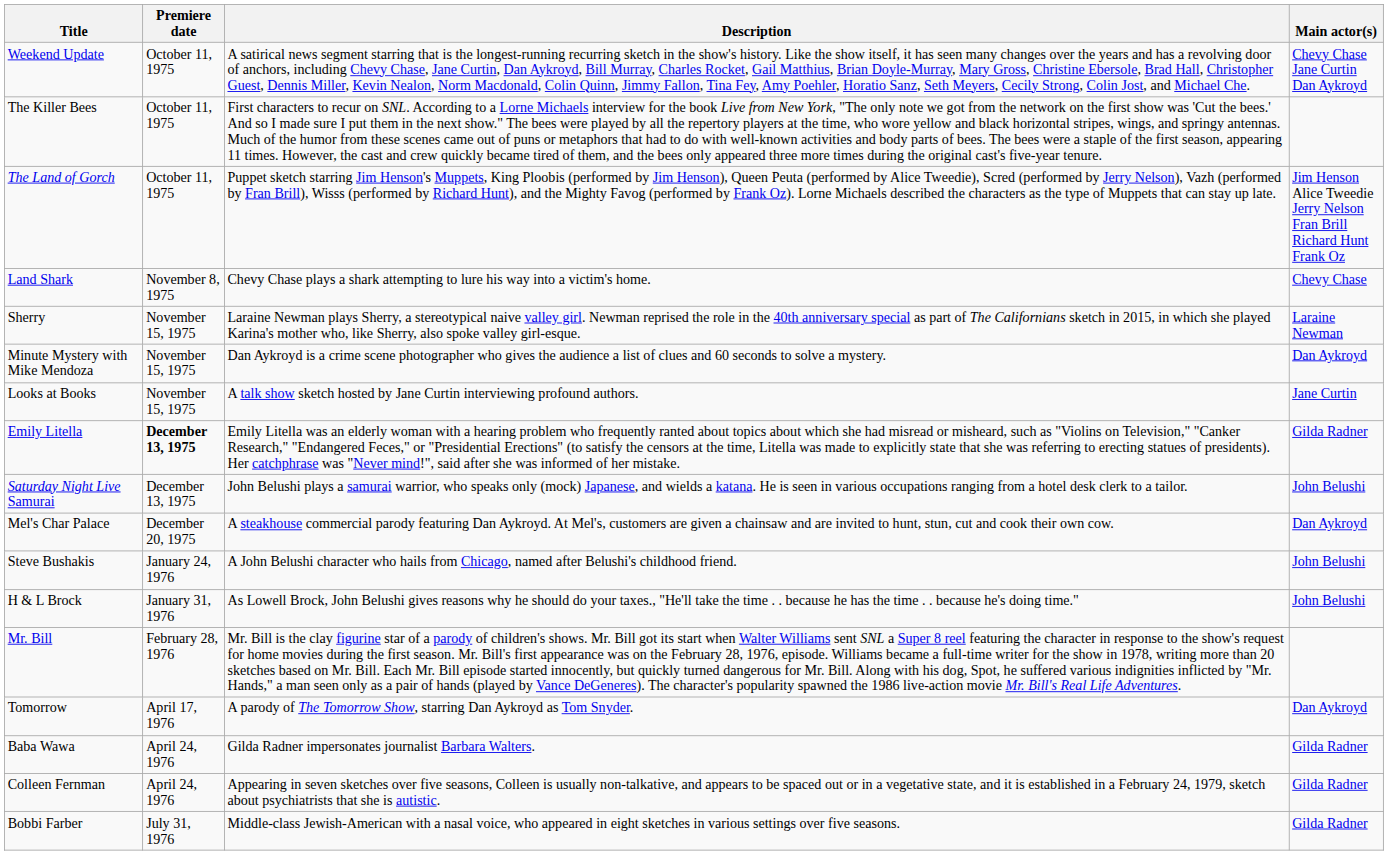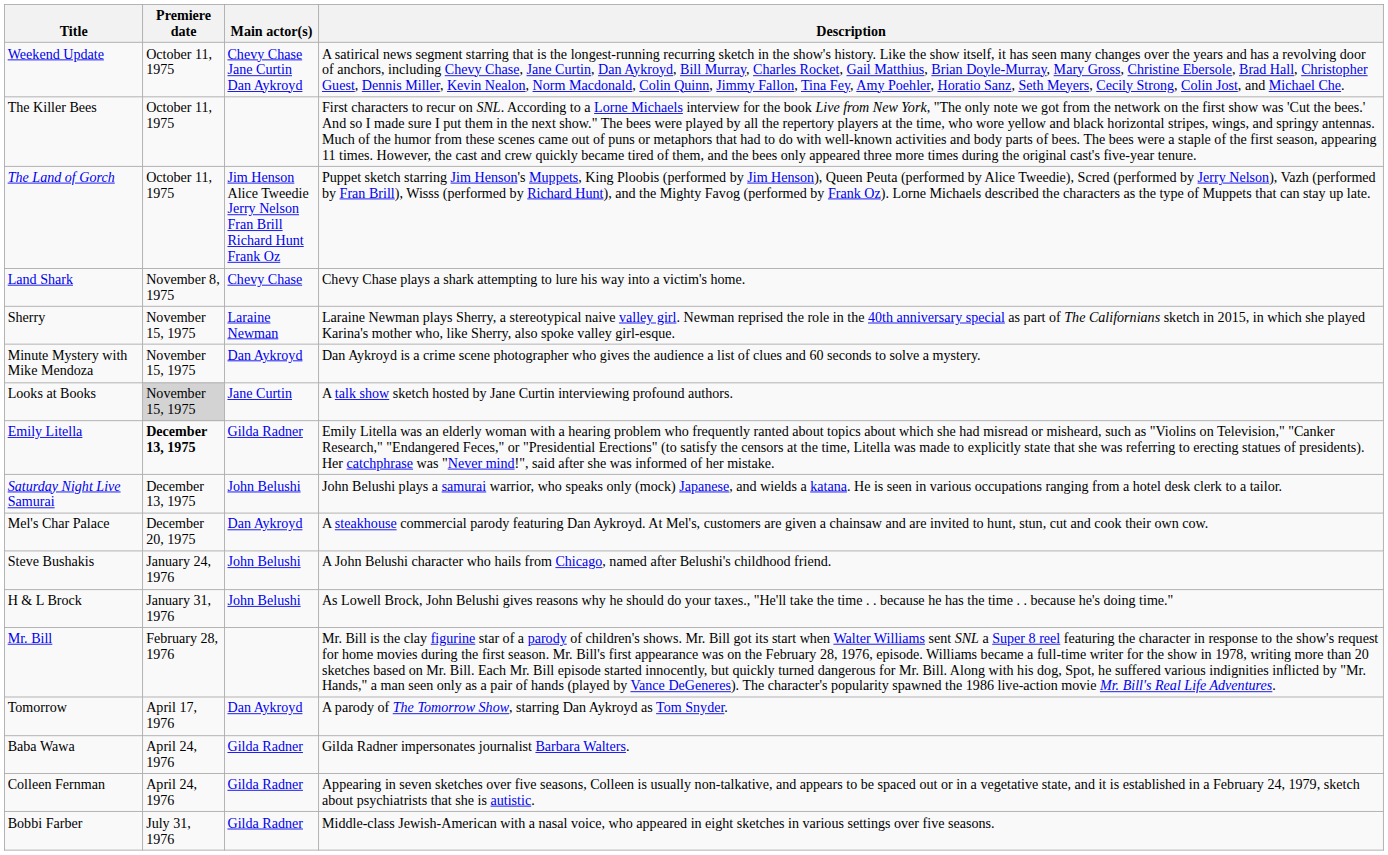columns swapped: (1336, 31) <-> (757, 31)
(176, 401) no background -> (176, 401) lightgrey background
